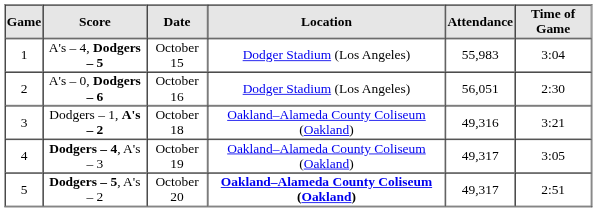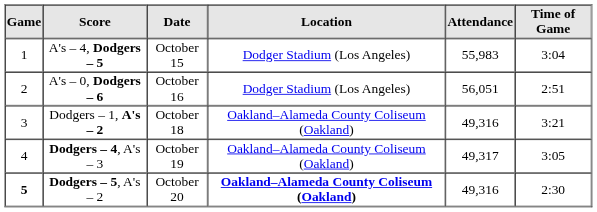(553, 88) 2:30 -> (553, 88) 2:51
(24, 189) normal -> (24, 189) bold
(480, 189) 49,317 -> (480, 189) 49,316
(553, 189) 2:51 -> (553, 189) 2:30
